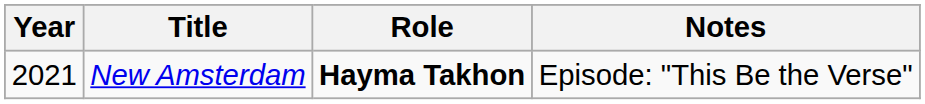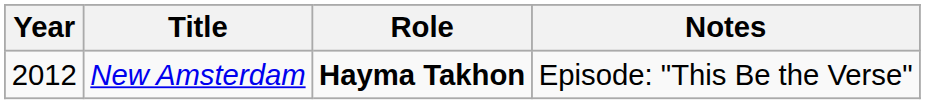(44, 74) 2021 -> (44, 74) 2012
